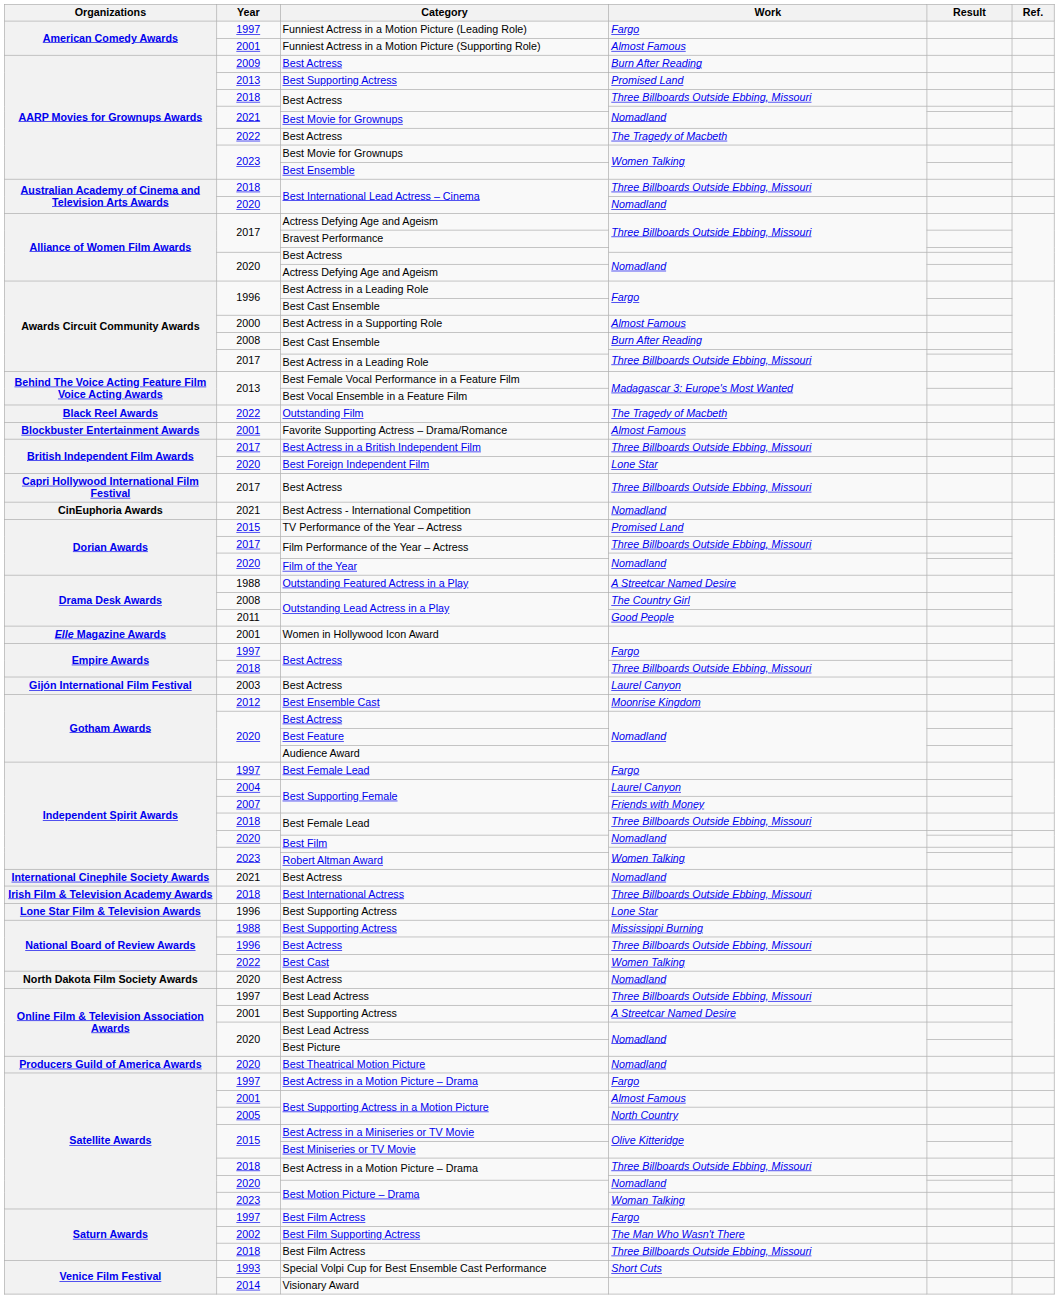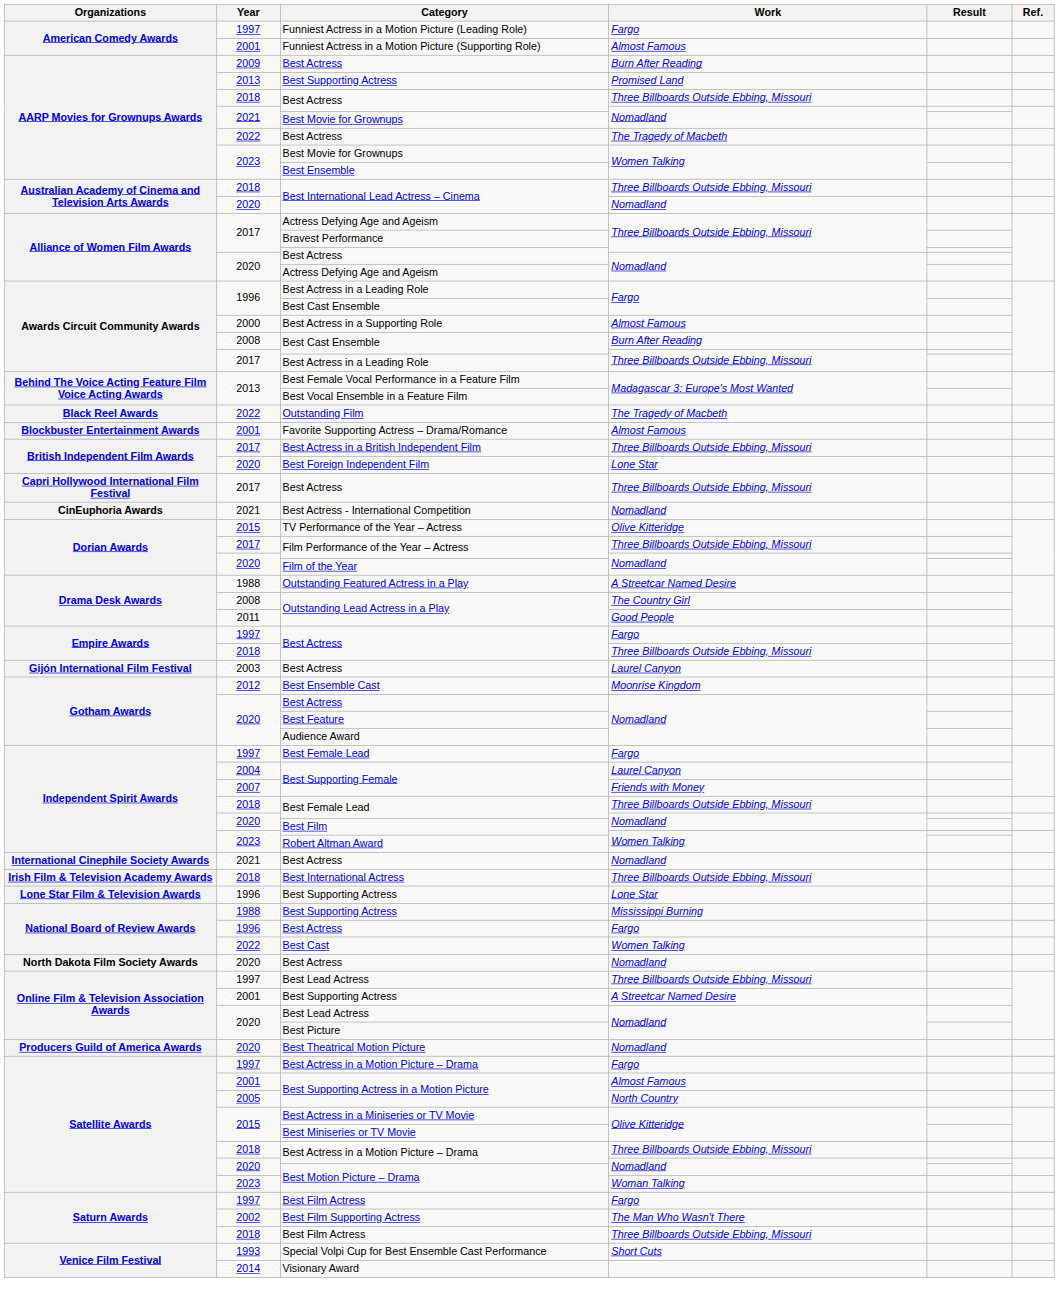(647, 527) Promised Land -> (648, 527) Olive Kitteridge
- row: (248, 634)
(711, 945) Three Billboards Outside Ebbing, Missouri -> (625, 928) Fargo
